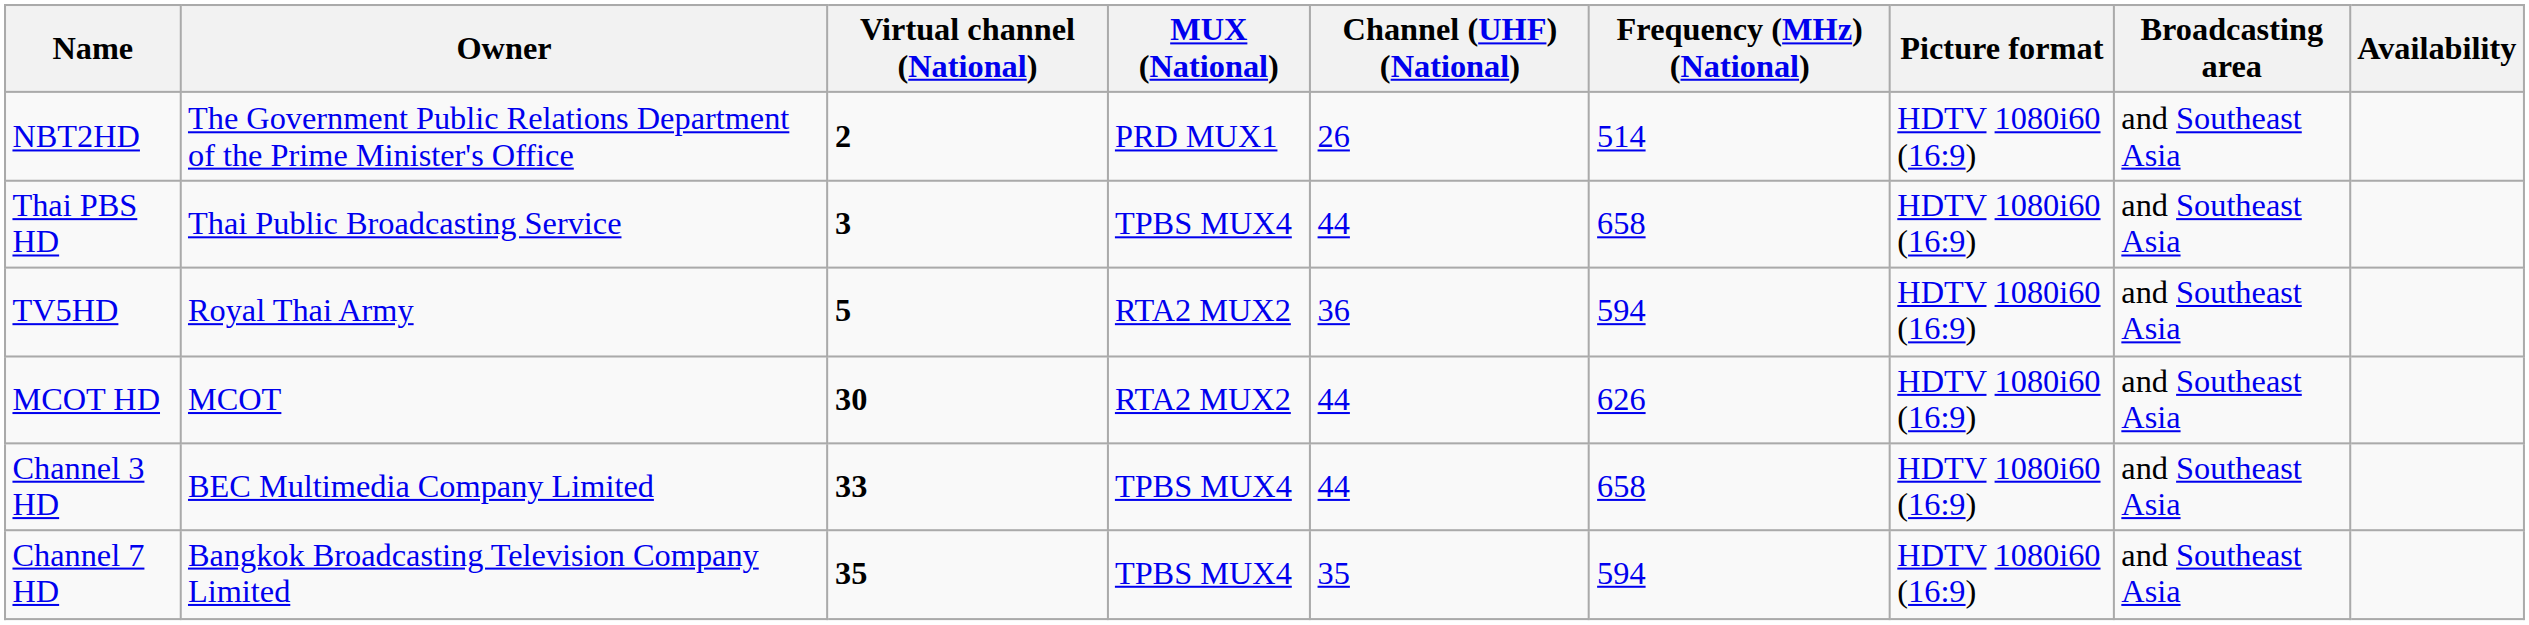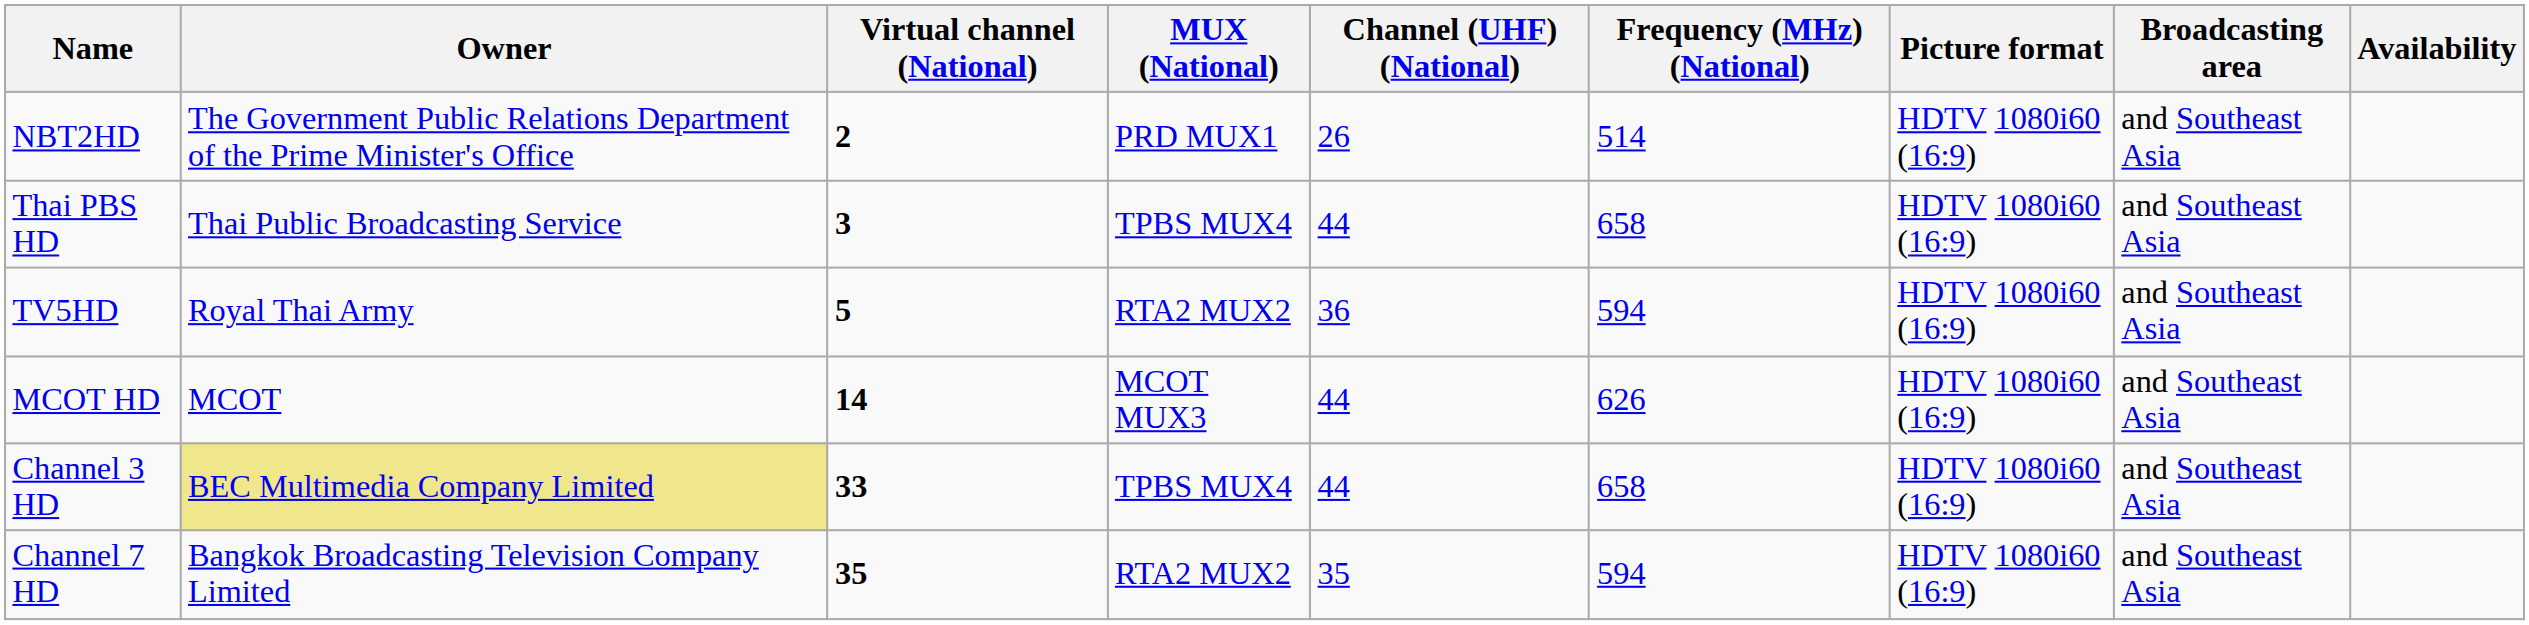(851, 398) 30 -> (851, 398) 14
(1203, 398) RTA2 MUX2 -> (1162, 398) MCOT MUX3
(421, 486) no background -> (421, 486) khaki background
(1203, 574) TPBS MUX4 -> (1203, 574) RTA2 MUX2
